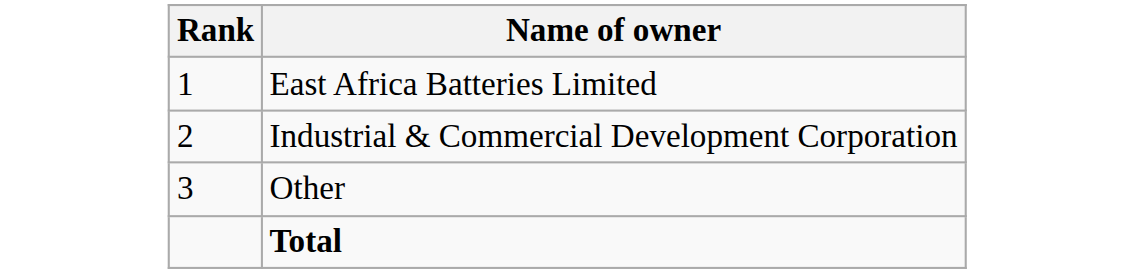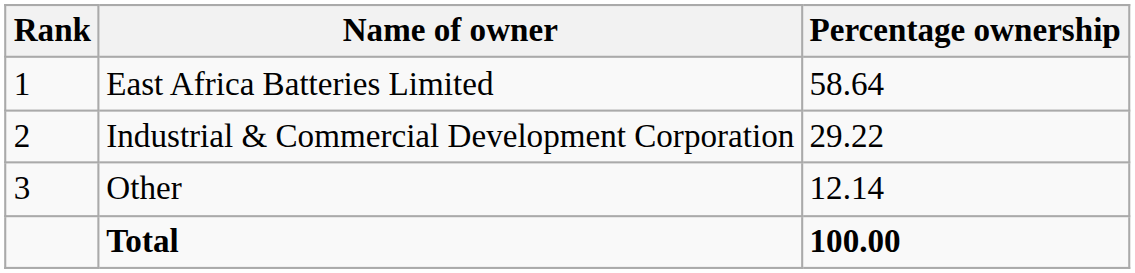+ column: (965, 30)
